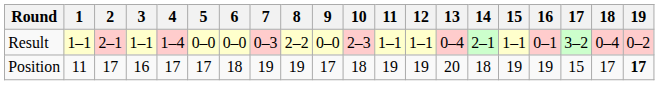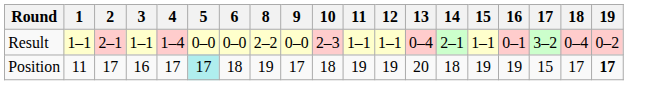- column: (266, 17)
(204, 67) no background -> (204, 67) paleturquoise background
